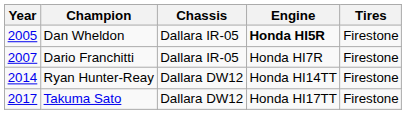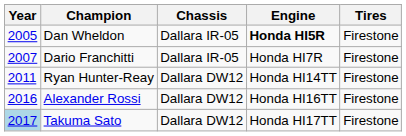(22, 78) 2014 -> (22, 78) 2011
+ row: (92, 99)
(22, 99) no background -> (22, 120) lightblue background
